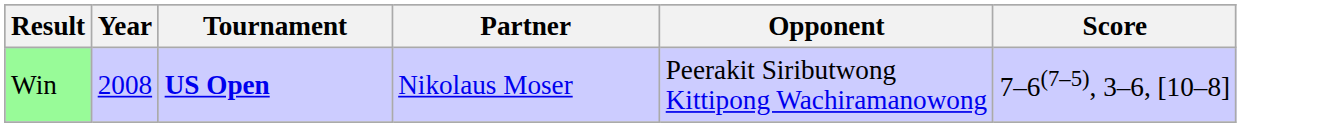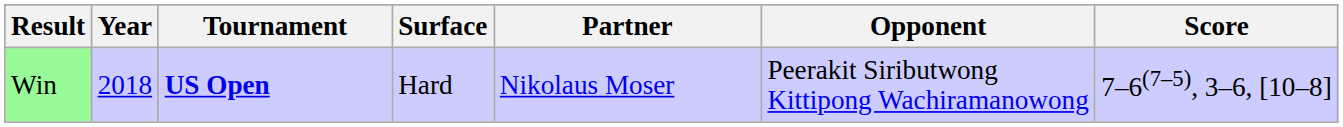+ column: (443, 26)
(125, 84) 2008 -> (125, 84) 2018
